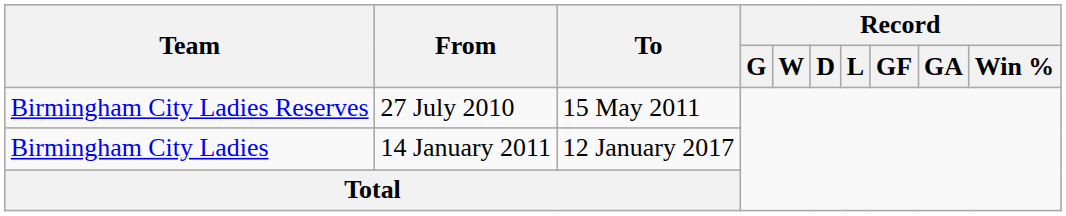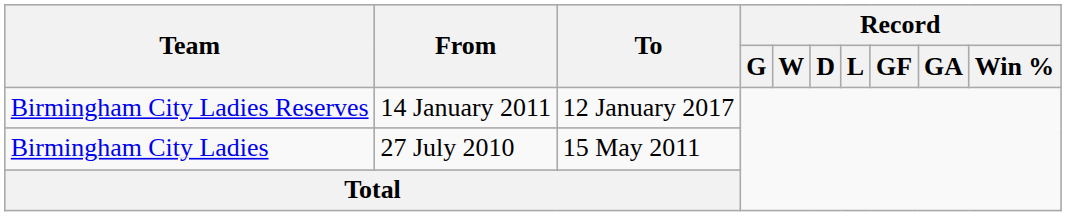(447, 107) 27 July 2010 -> (466, 107) 14 January 2011
(631, 107) 15 May 2011 -> (649, 107) 12 January 2017
(466, 148) 14 January 2011 -> (447, 148) 27 July 2010
(649, 148) 12 January 2017 -> (631, 148) 15 May 2011
